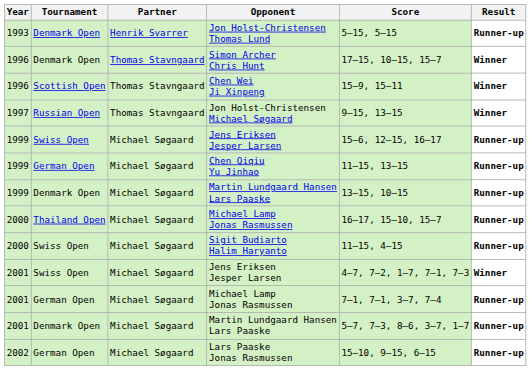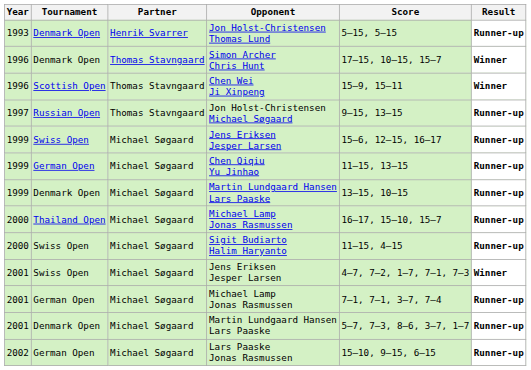(490, 113) Winner -> (499, 113) Runner-up
